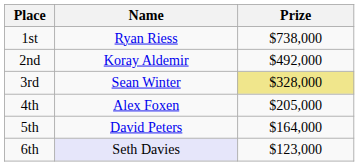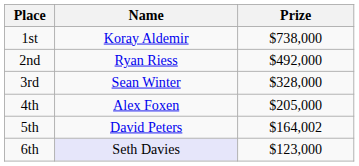(146, 37) Ryan Riess -> (146, 37) Koray Aldemir
(146, 60) Koray Aldemir -> (146, 60) Ryan Riess
(296, 82) khaki background -> (296, 82) no background
(296, 127) $164,000 -> (296, 127) $164,002
